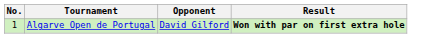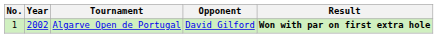+ column: (38, 12)
